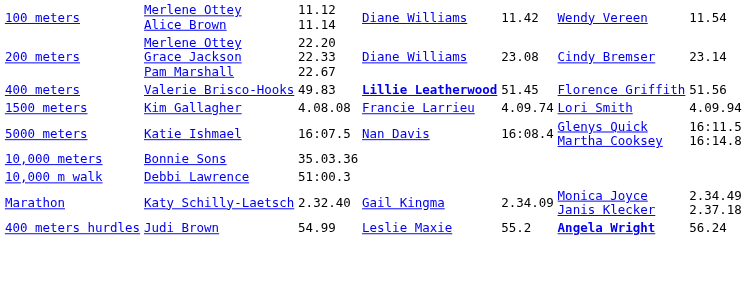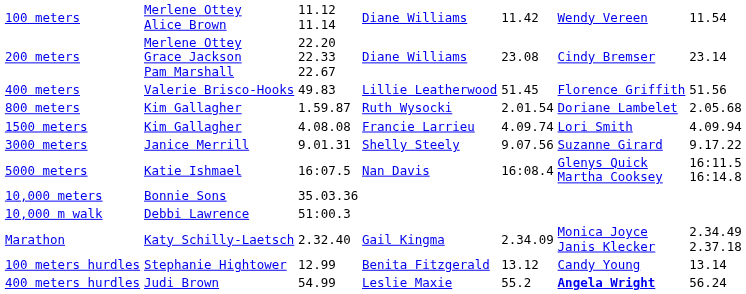(430, 90) bold -> (430, 90) normal
+ row: (42, 108)
+ row: (46, 144)
+ row: (73, 264)
